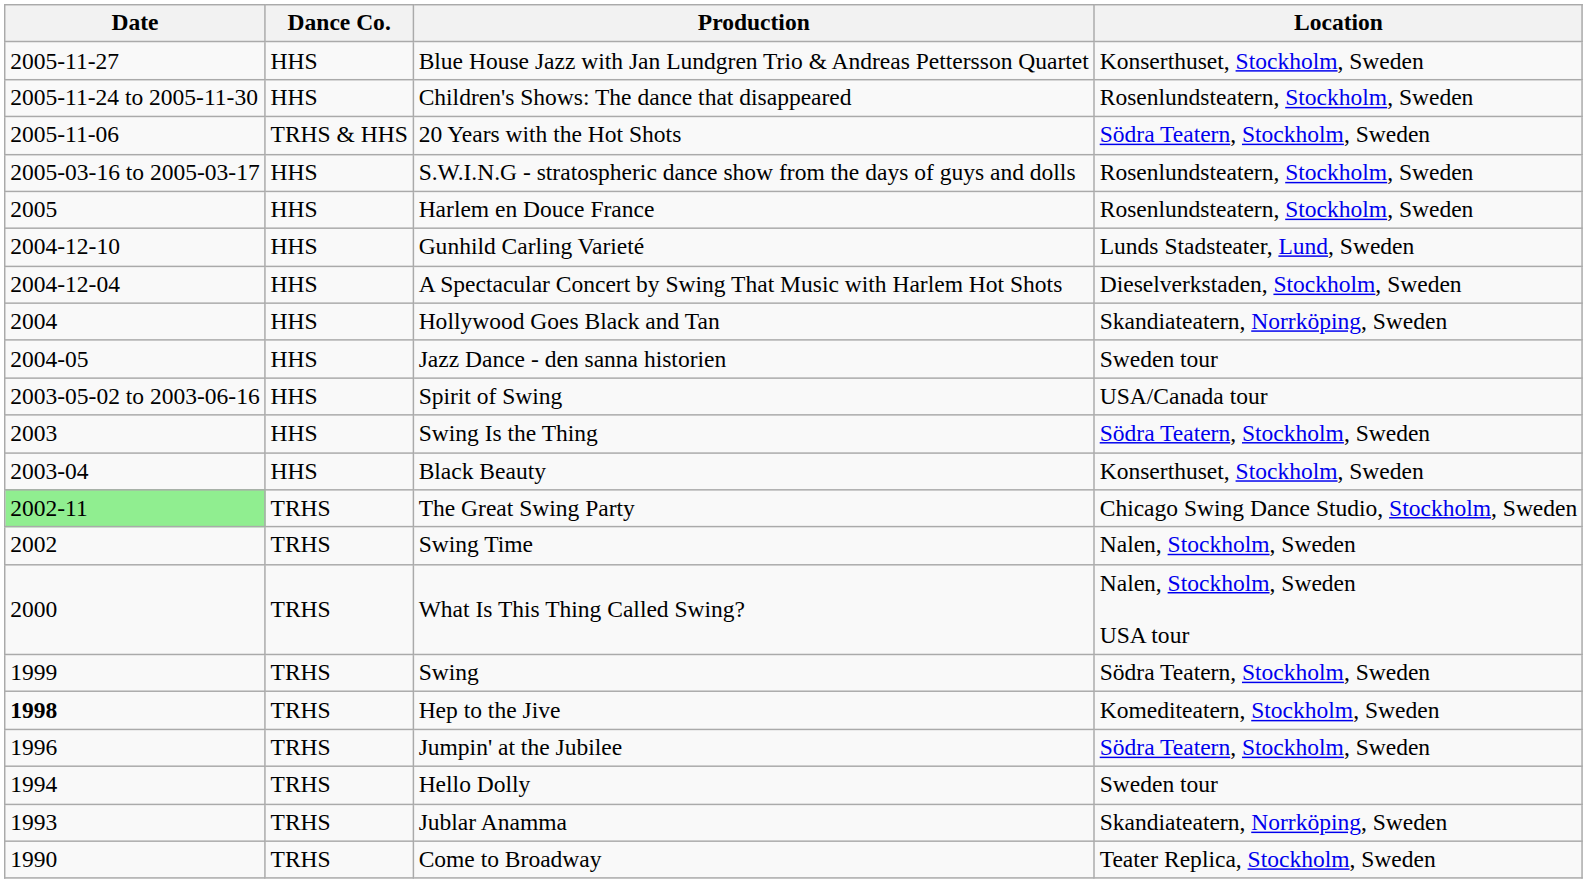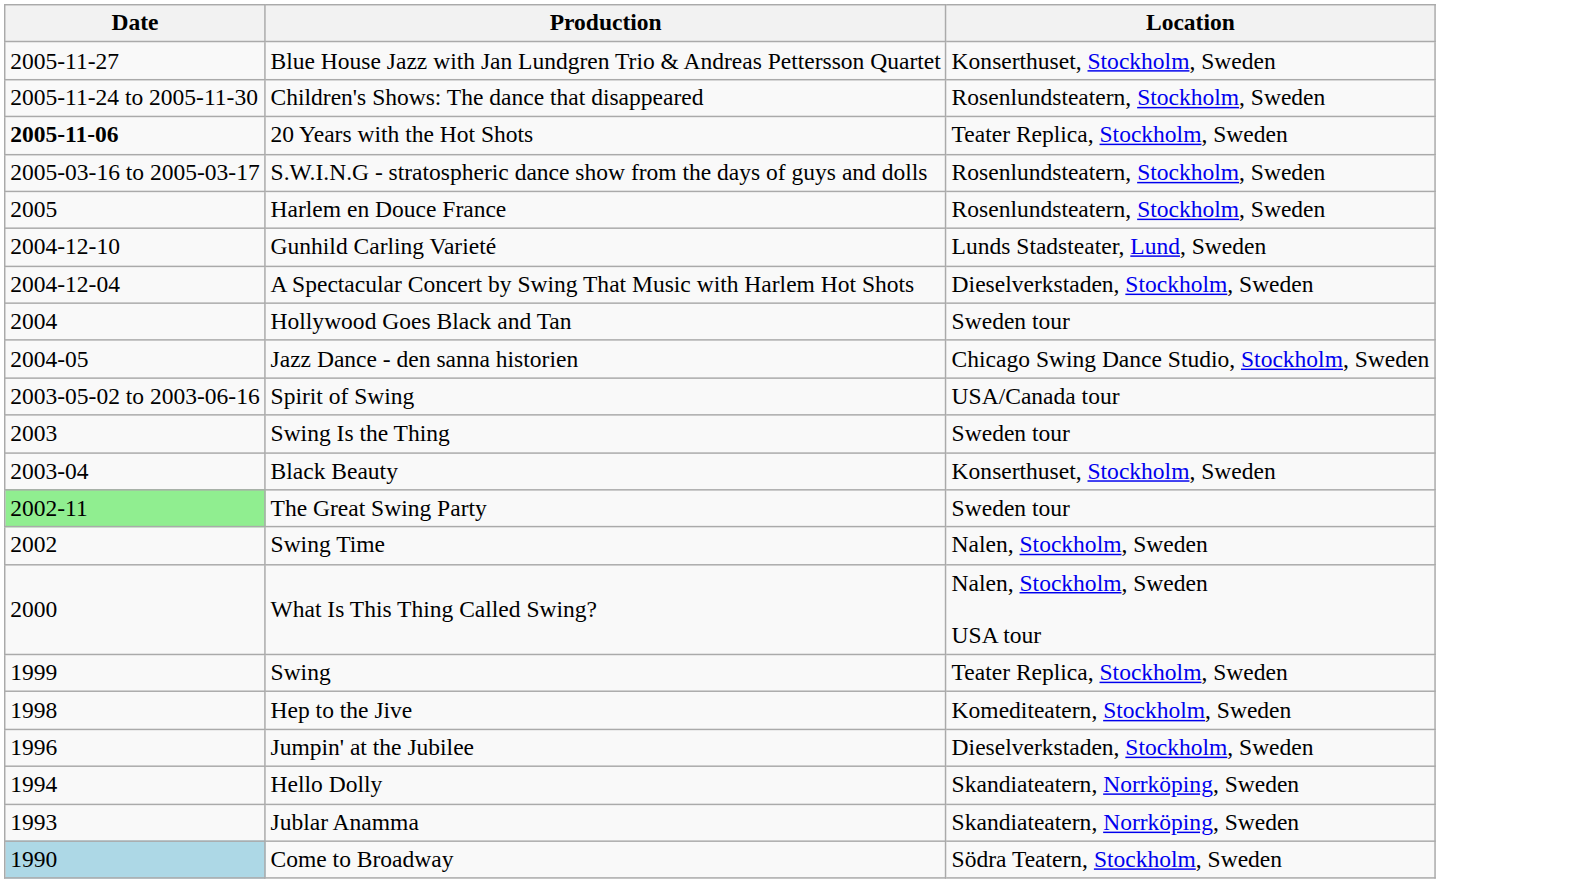- column: (339, 23)
(65, 135) normal -> (64, 135) bold
(1265, 135) Södra Teatern, Stockholm, Sweden -> (1120, 135) Teater Replica, Stockholm, Sweden
(1273, 321) Skandiateatern, Norrköping, Sweden -> (1011, 321) Sweden tour
(1159, 358) Sweden tour -> (1190, 358) Chicago Swing Dance Studio, Stockholm, Sweden
(1265, 433) Södra Teatern, Stockholm, Sweden -> (1011, 433) Sweden tour
(1338, 508) Chicago Swing Dance Studio, Stockholm, Sweden -> (1011, 508) Sweden tour
(1265, 672) Södra Teatern, Stockholm, Sweden -> (1120, 672) Teater Replica, Stockholm, Sweden
(34, 710) bold -> (34, 710) normal
(1265, 747) Södra Teatern, Stockholm, Sweden -> (1133, 747) Dieselverkstaden, Stockholm, Sweden
(1159, 784) Sweden tour -> (1125, 784) Skandiateatern, Norrköping, Sweden
(34, 859) no background -> (34, 859) lightblue background
(1268, 859) Teater Replica, Stockholm, Sweden -> (1117, 859) Södra Teatern, Stockholm, Sweden
